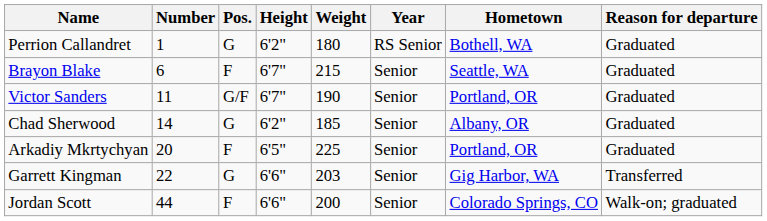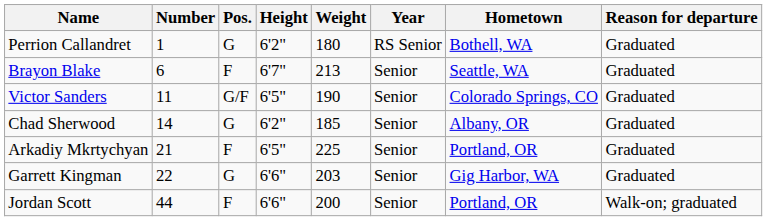(328, 70) 215 -> (328, 70) 213
(273, 96) 6'7" -> (273, 96) 6'5"
(493, 96) Portland, OR -> (524, 96) Colorado Springs, CO
(164, 149) 20 -> (164, 149) 21
(644, 176) Transferred -> (640, 176) Graduated
(524, 202) Colorado Springs, CO -> (493, 202) Portland, OR
